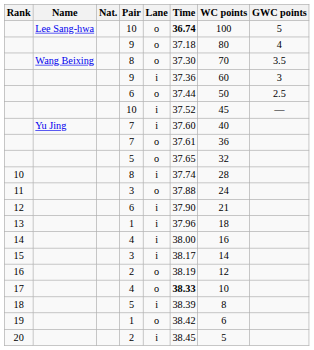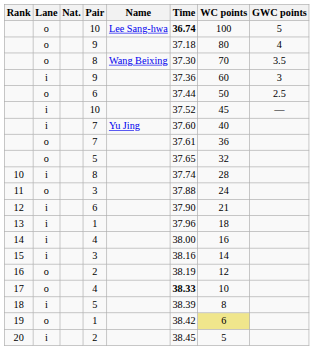columns swapped: (65, 12) <-> (157, 12)
(184, 256) 38.17 -> (184, 256) 38.16
(224, 321) no background -> (224, 321) khaki background
